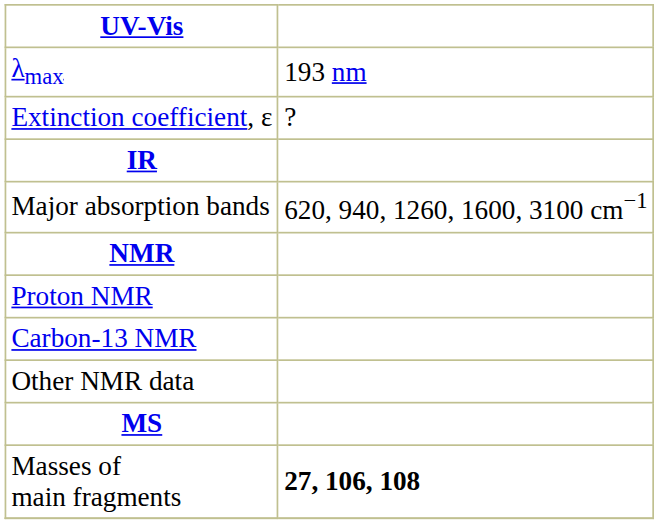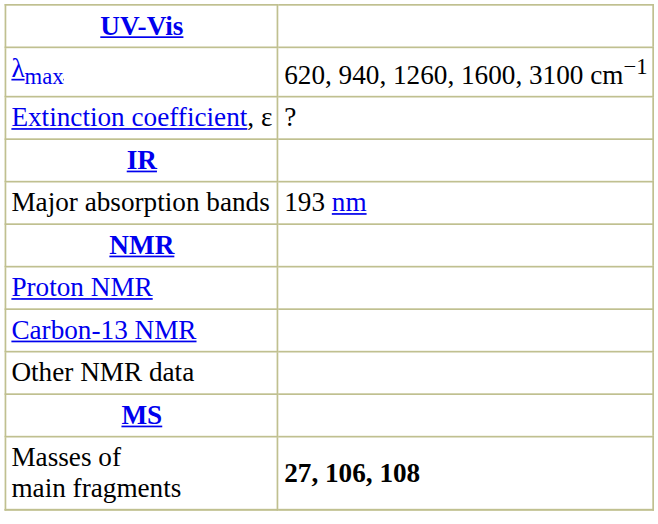(325, 71) 193 nm -> (466, 71) 620, 940, 1260, 1600, 3100 cm−1
(466, 206) 620, 940, 1260, 1600, 3100 cm−1 -> (325, 203) 193 nm
